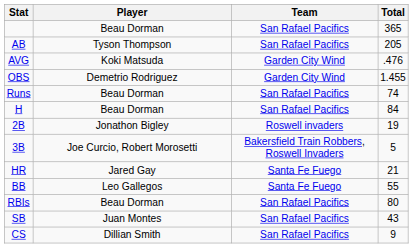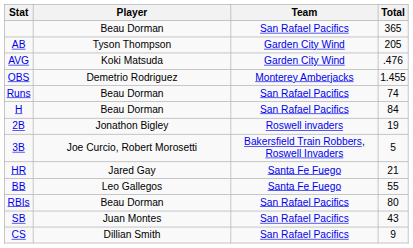(305, 45) San Rafael Pacifics -> (304, 45) Garden City Wind
(305, 77) Garden City Wind -> (304, 77) Monterey Amberjacks
